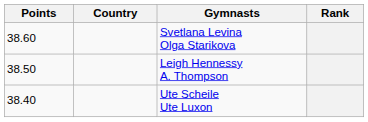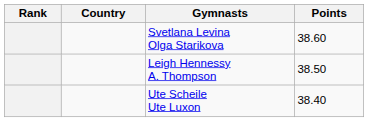columns swapped: (335, 13) <-> (39, 13)
